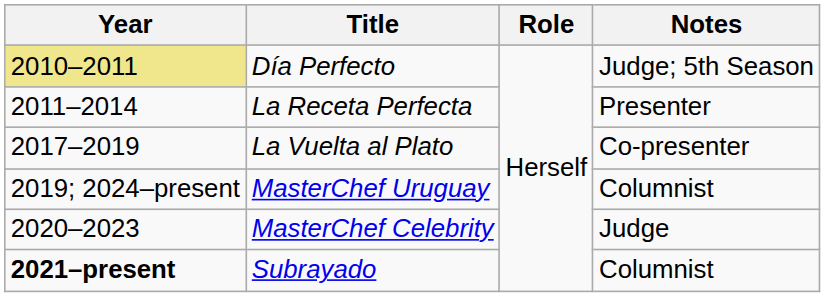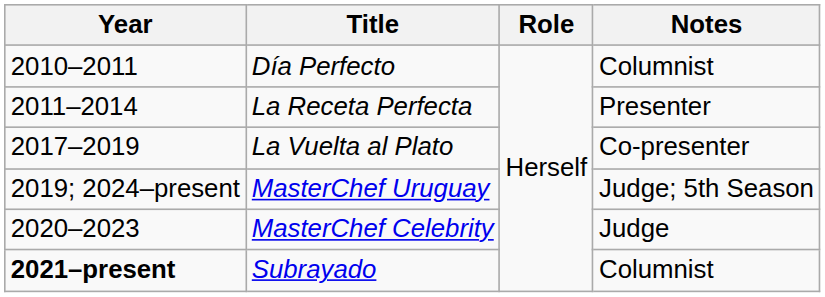(74, 65) khaki background -> (74, 65) no background
(707, 65) Judge; 5th Season -> (656, 65) Columnist
(656, 188) Columnist -> (707, 188) Judge; 5th Season
